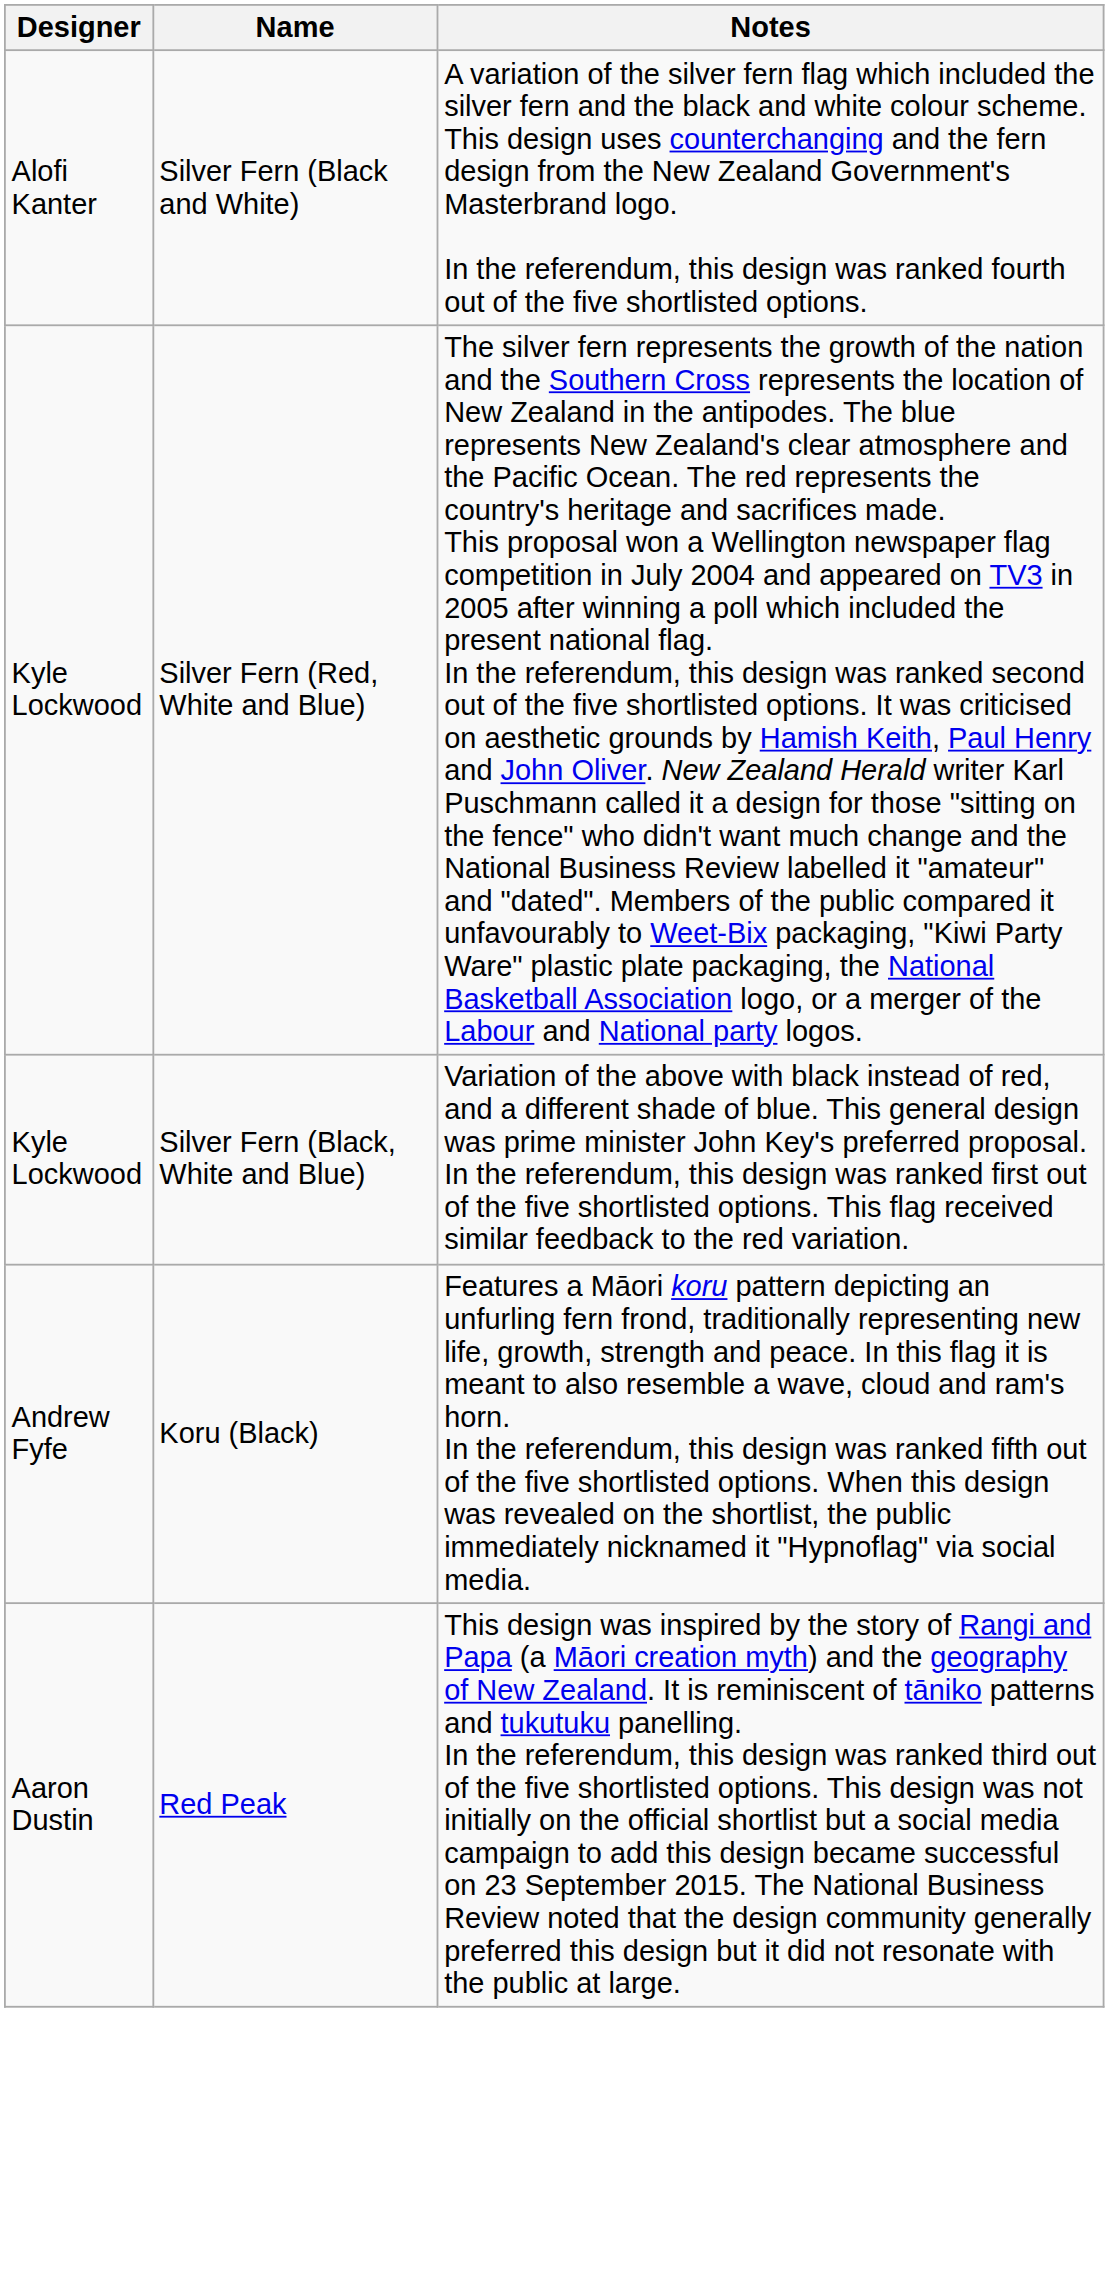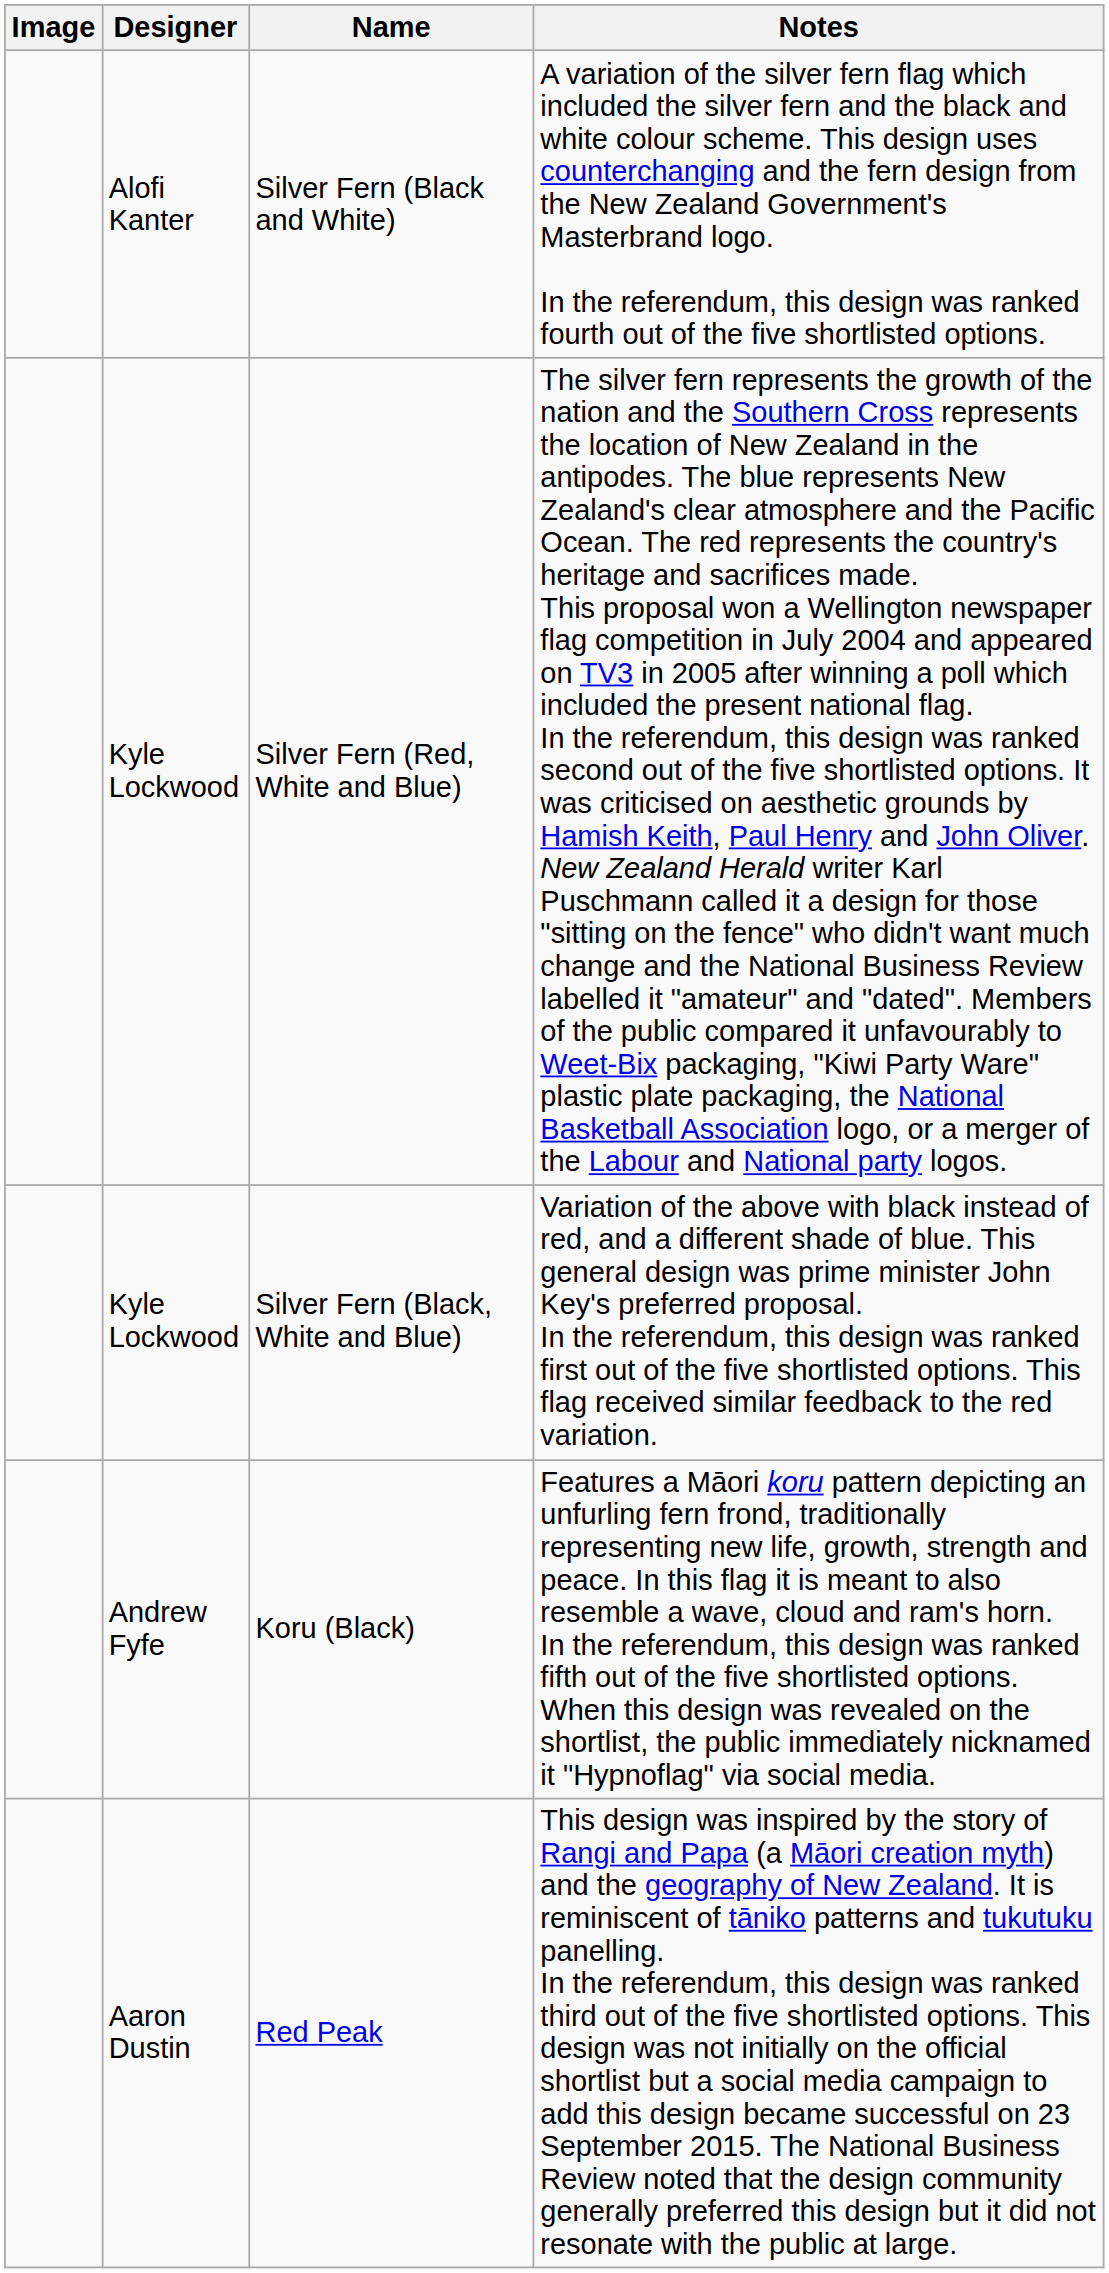+ column: (53, 27)
